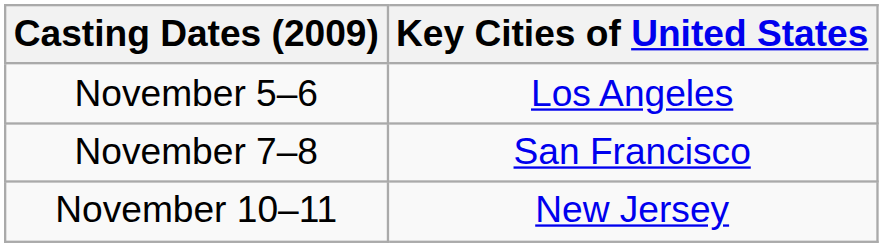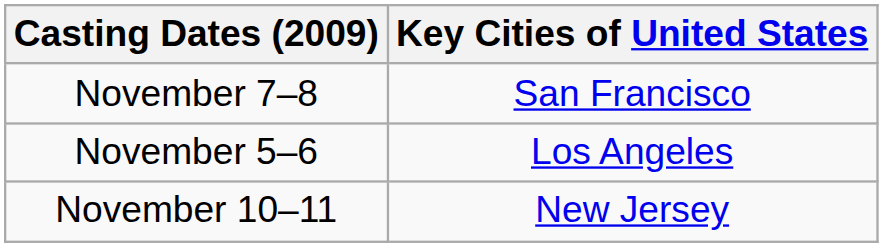rows swapped: (196, 92) <-> (196, 151)
